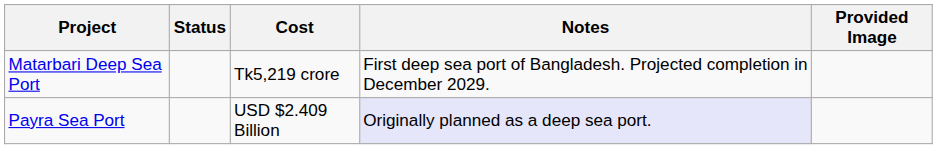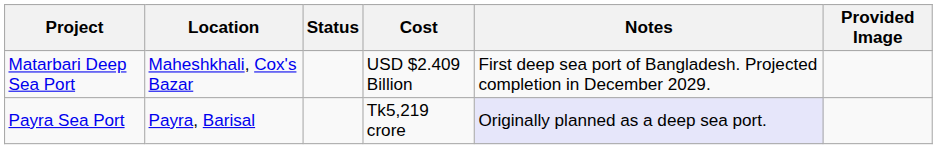+ column: (224, 27)
(287, 74) Tk5,219 crore -> (414, 74) USD $2.409 Billion
(281, 120) USD $2.409 Billion -> (398, 120) Tk5,219 crore
